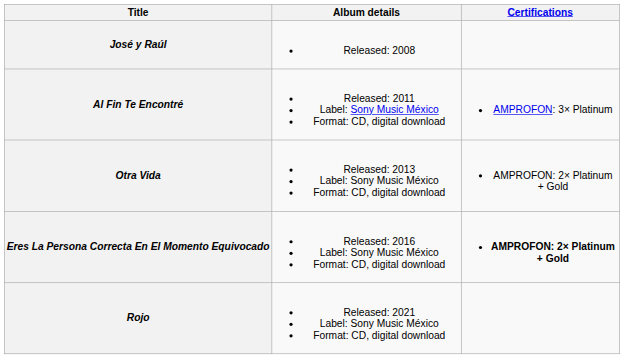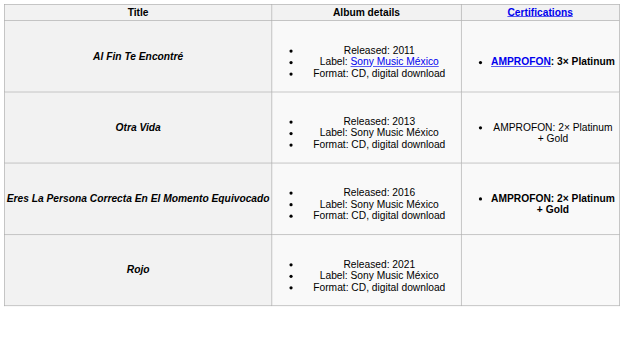- row: (138, 44)
(540, 110) normal -> (540, 62) bold
